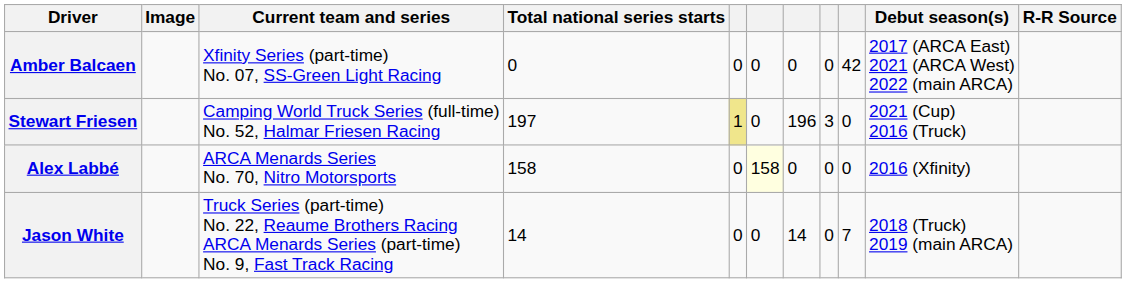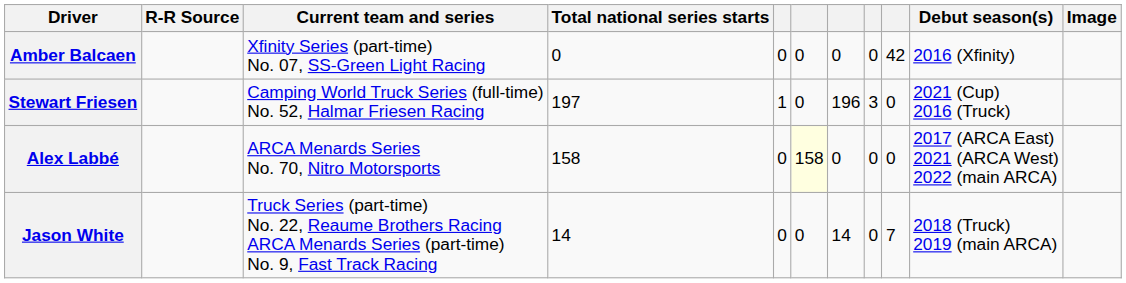columns swapped: (170, 18) <-> (1070, 18)
(942, 65) 2017 (ARCA East) 2021 (ARCA West) 2022 (main ARCA) -> (964, 55) 2016 (Xfinity)
(738, 121) khaki background -> (782, 102) no background
(920, 168) 2016 (Xfinity) -> (986, 158) 2017 (ARCA East) 2021 (ARCA West) 2022 (main ARCA)
